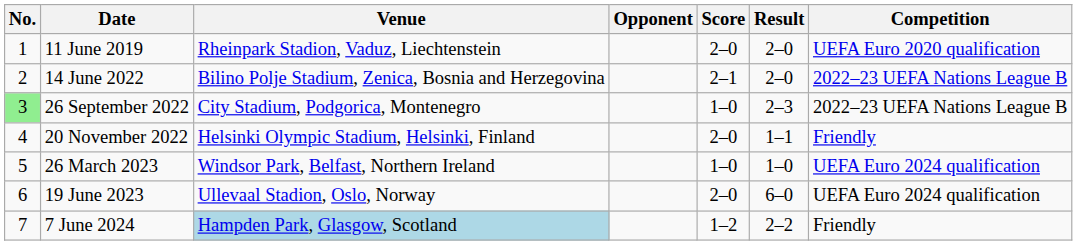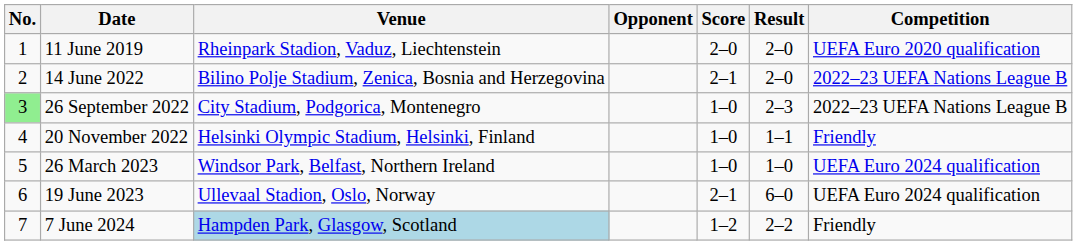(723, 136) 2–0 -> (723, 136) 1–0
(723, 195) 2–0 -> (723, 195) 2–1
